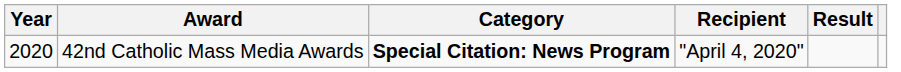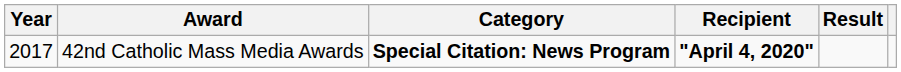(31, 51) 2020 -> (31, 51) 2017
(741, 51) normal -> (746, 51) bold
